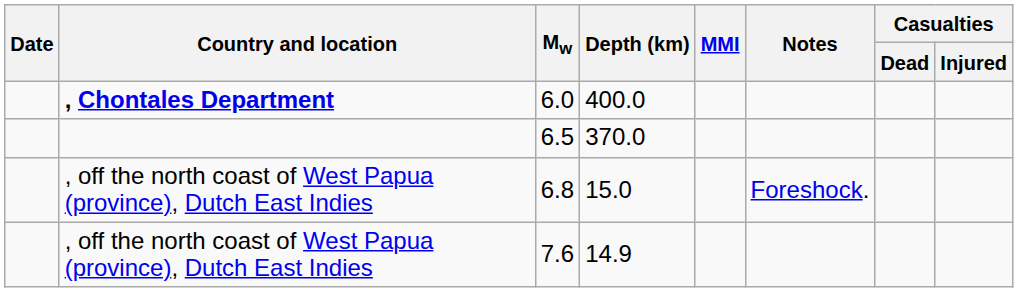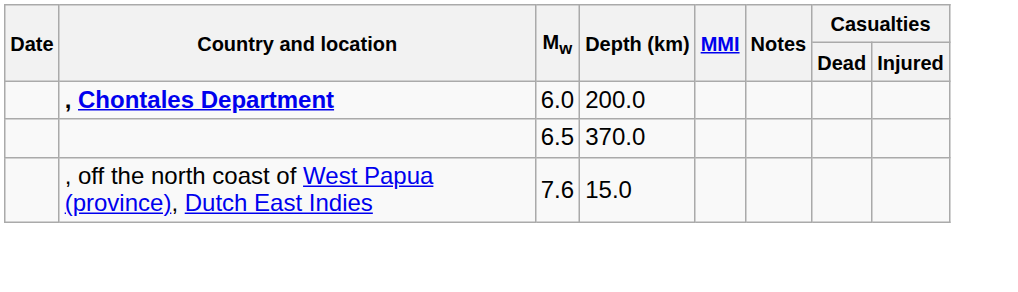(615, 99) 400.0 -> (615, 99) 200.0
- row: (557, 189)
(609, 254) 14.9 -> (609, 189) 15.0
